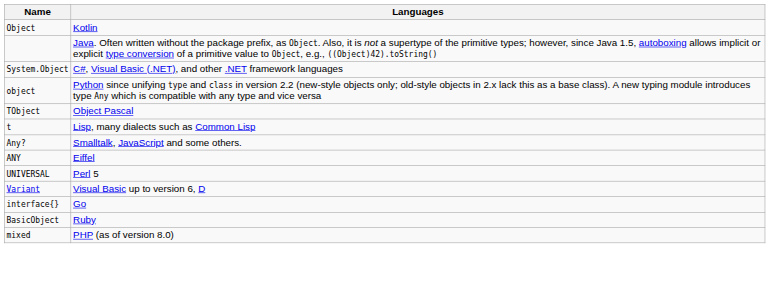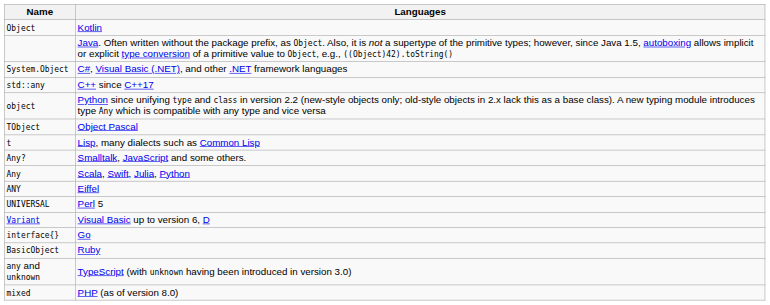+ row: (26, 85)
+ row: (14, 174)
+ row: (23, 271)
